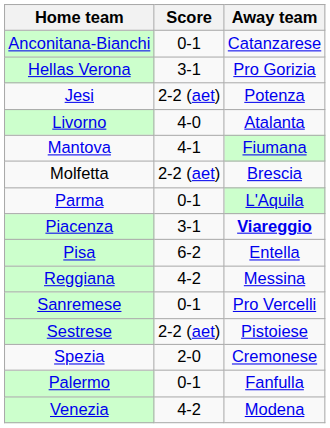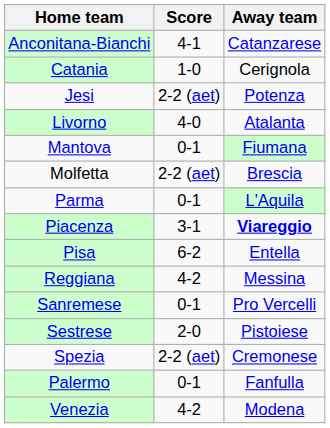(189, 43) 0-1 -> (189, 43) 4-1
+ row: (79, 69)
- row: (79, 69)
(189, 148) 4-1 -> (189, 148) 0-1
(189, 331) 2-2 (aet) -> (189, 331) 2-0
(189, 357) 2-0 -> (189, 357) 2-2 (aet)
